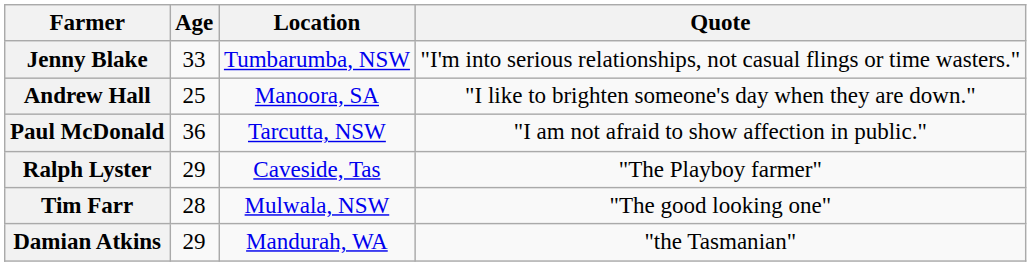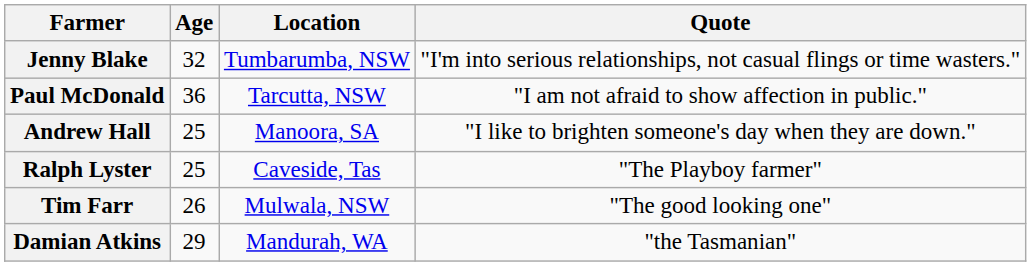(194, 59) 33 -> (194, 59) 32
rows swapped: (87, 95) <-> (87, 132)
(194, 168) 29 -> (194, 168) 25
(194, 205) 28 -> (194, 205) 26
